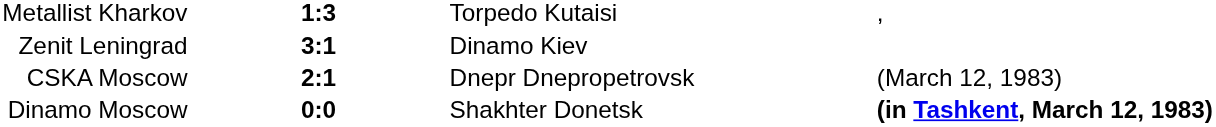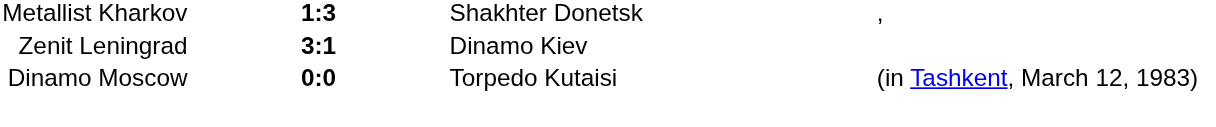(533, 13) Torpedo Kutaisi -> (546, 13) Shakhter Donetsk
- row: (107, 77)
(546, 109) Shakhter Donetsk -> (533, 77) Torpedo Kutaisi
(1045, 109) bold -> (1038, 77) normal
